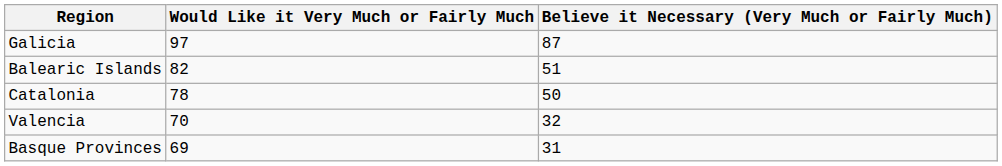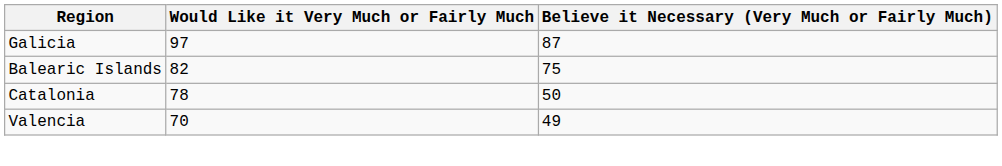(551, 70) 51 -> (551, 70) 75
(551, 122) 32 -> (551, 122) 49
- row: (85, 148)
